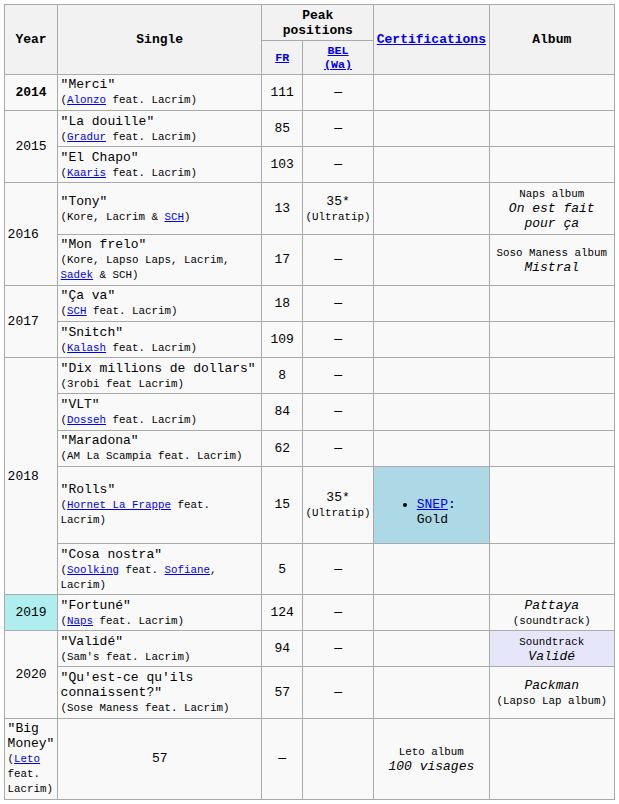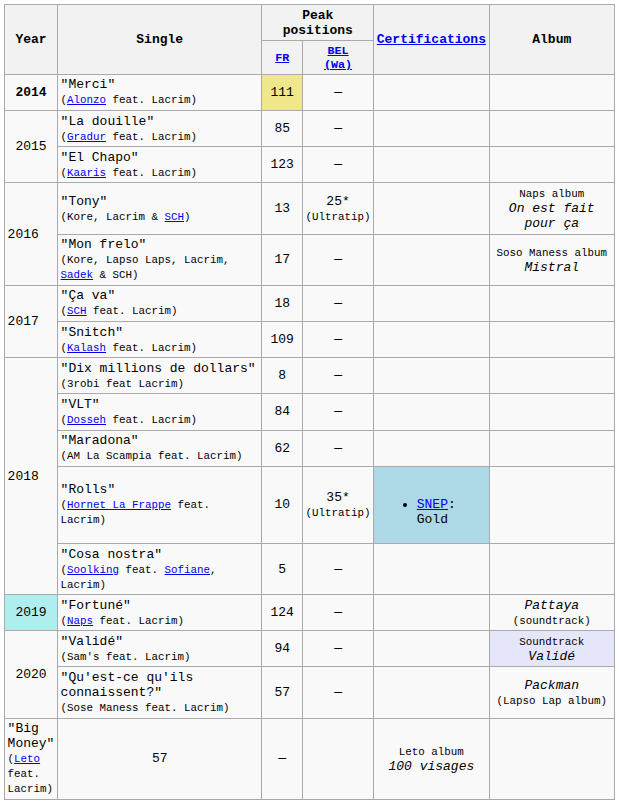(282, 92) no background -> (282, 92) khaki background
(282, 165) 103 -> (282, 165) 123
(338, 208) 35* (Ultratip) -> (338, 208) 25* (Ultratip)
(282, 505) 15 -> (282, 505) 10
